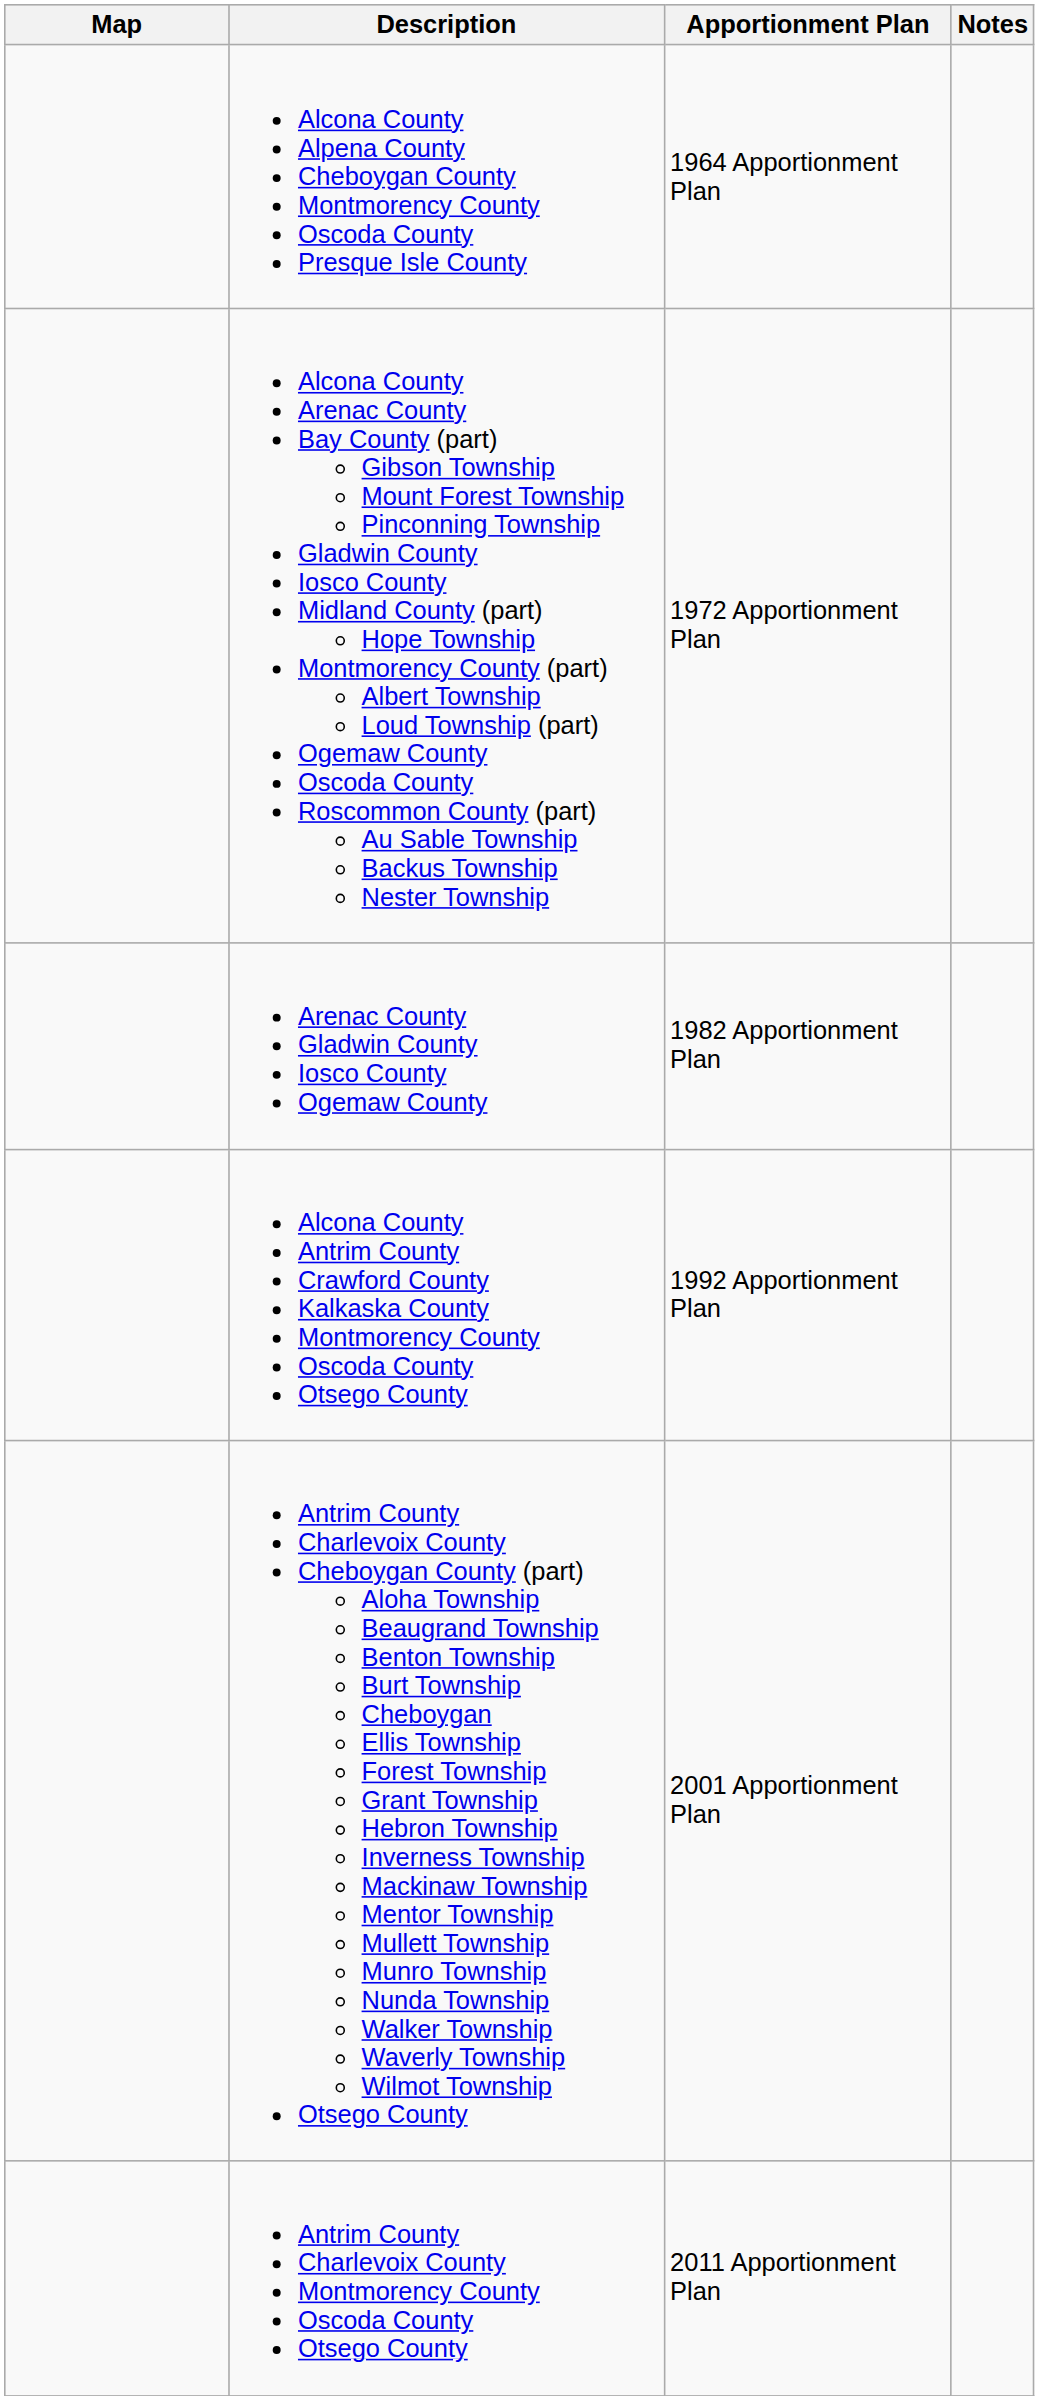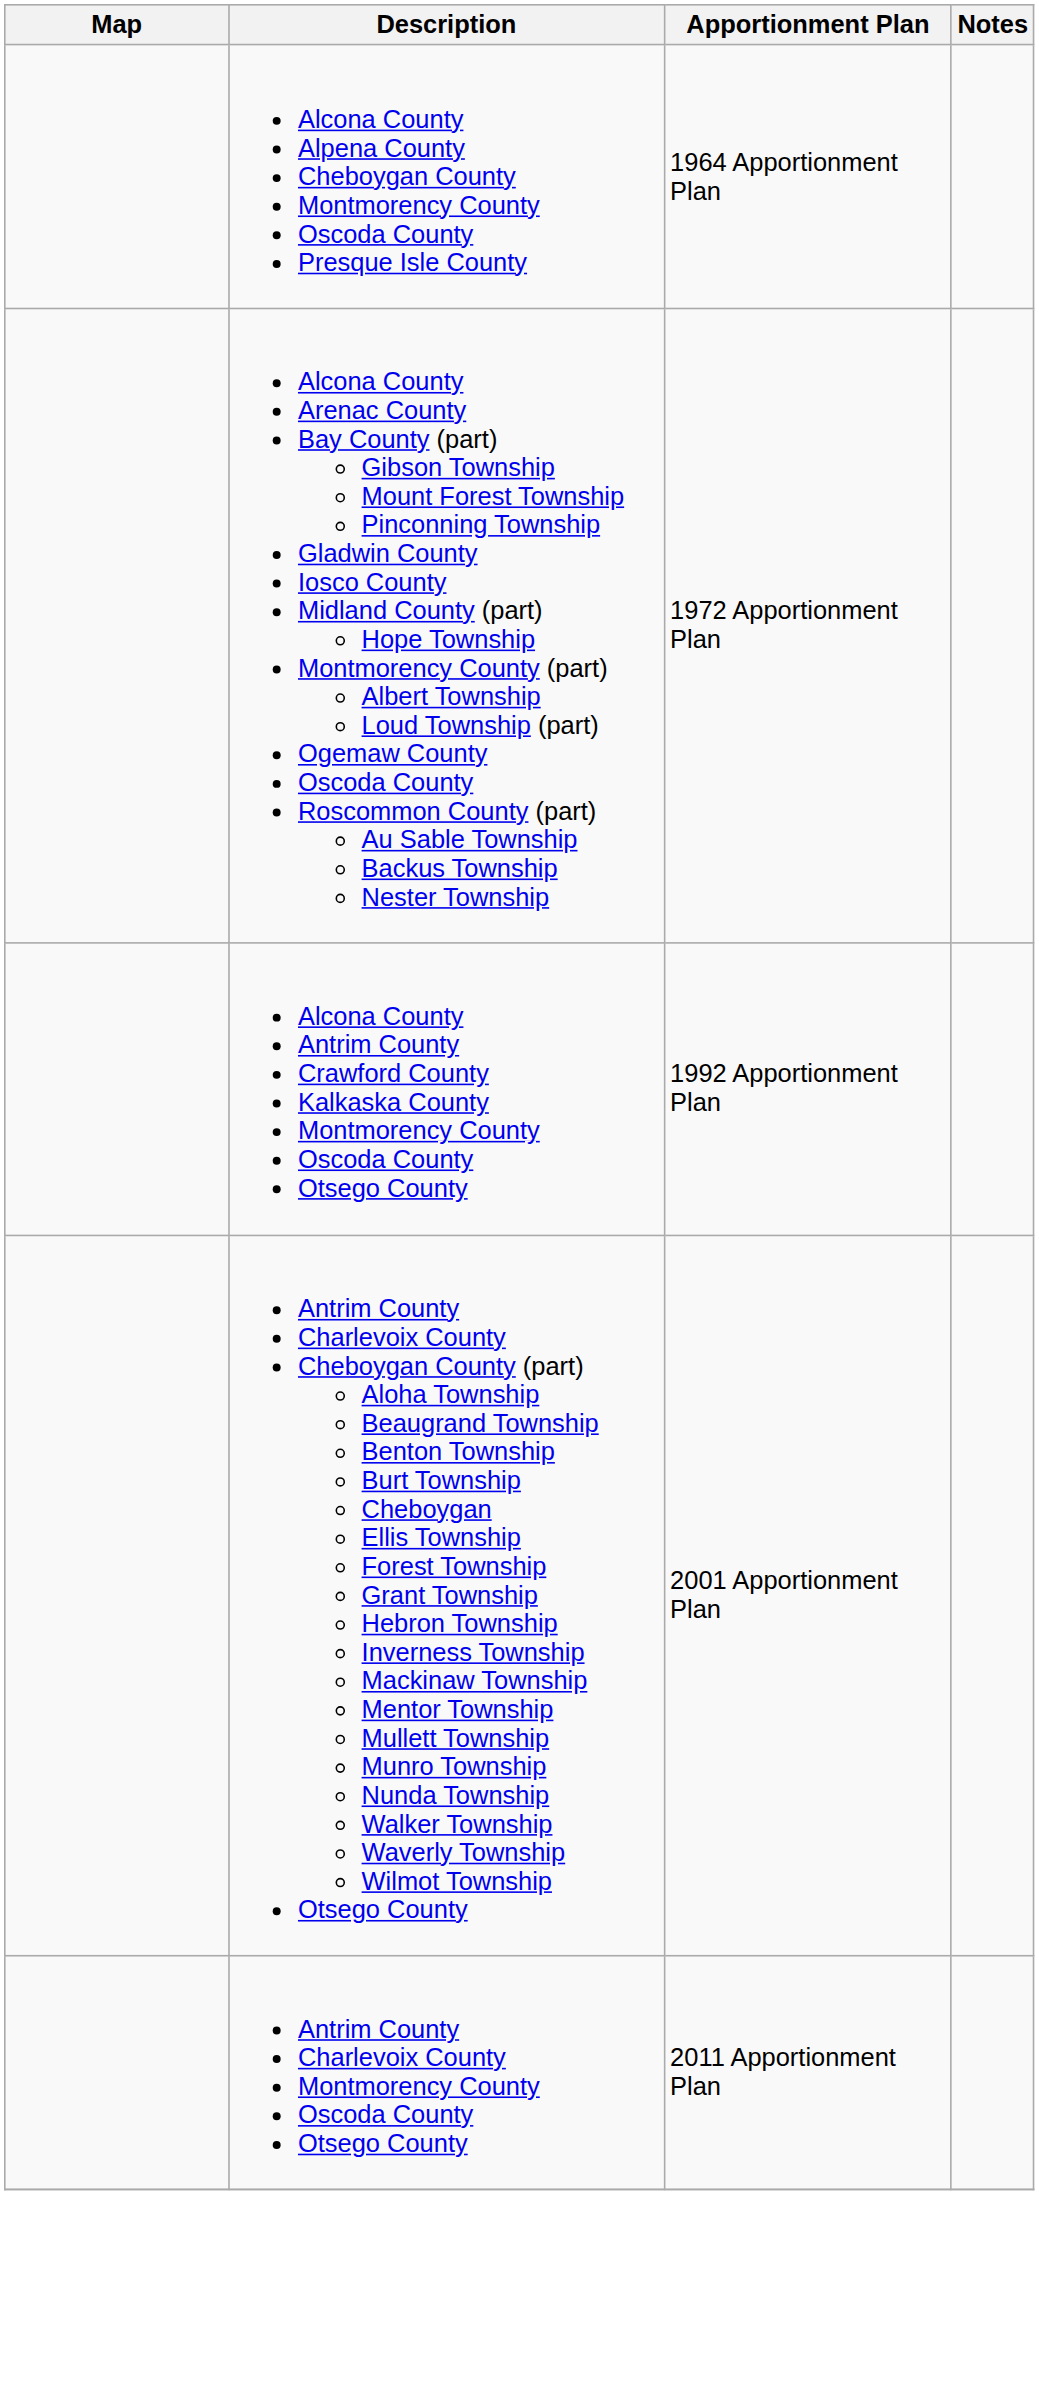- row: (446, 1060)
